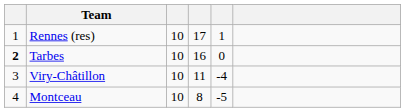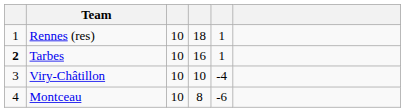(199, 35) 17 -> (199, 35) 18
(222, 55) 0 -> (222, 55) 1
(199, 76) 11 -> (199, 76) 10
(222, 96) -5 -> (222, 96) -6
